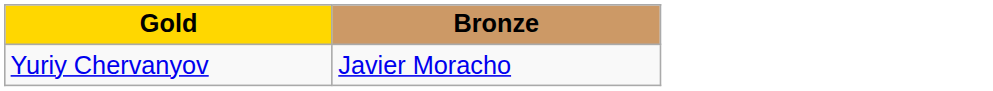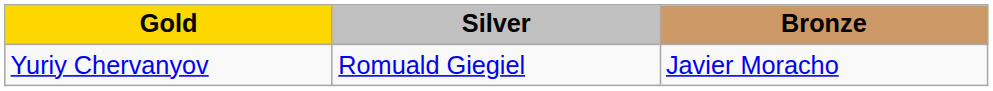+ column: (496, 24)
